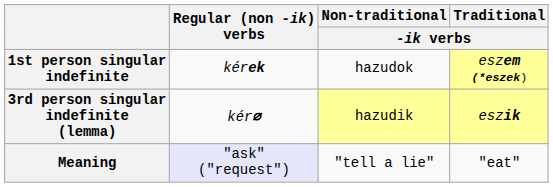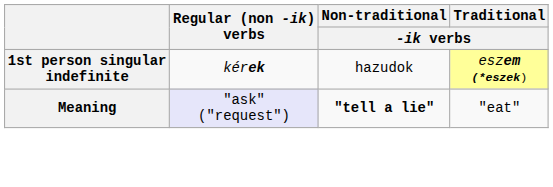- row: (87, 116)
(384, 163) normal -> (384, 108) bold
